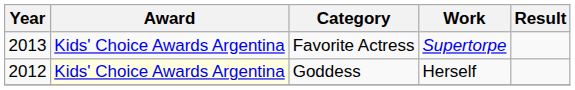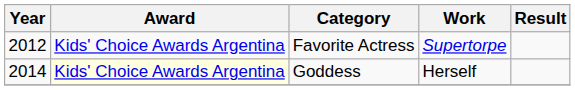(27, 45) 2013 -> (27, 45) 2012
(27, 72) 2012 -> (27, 72) 2014
